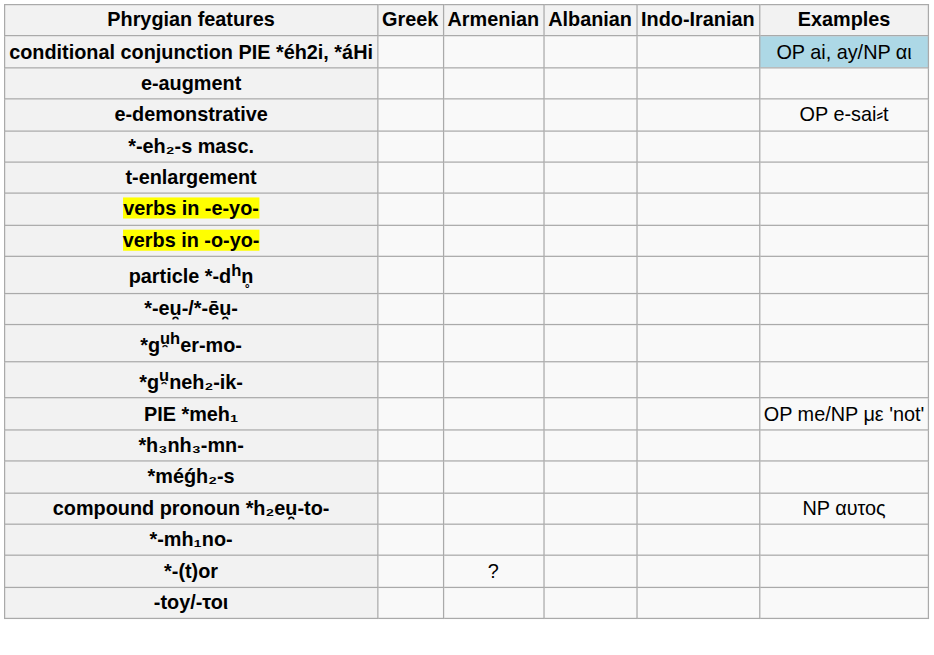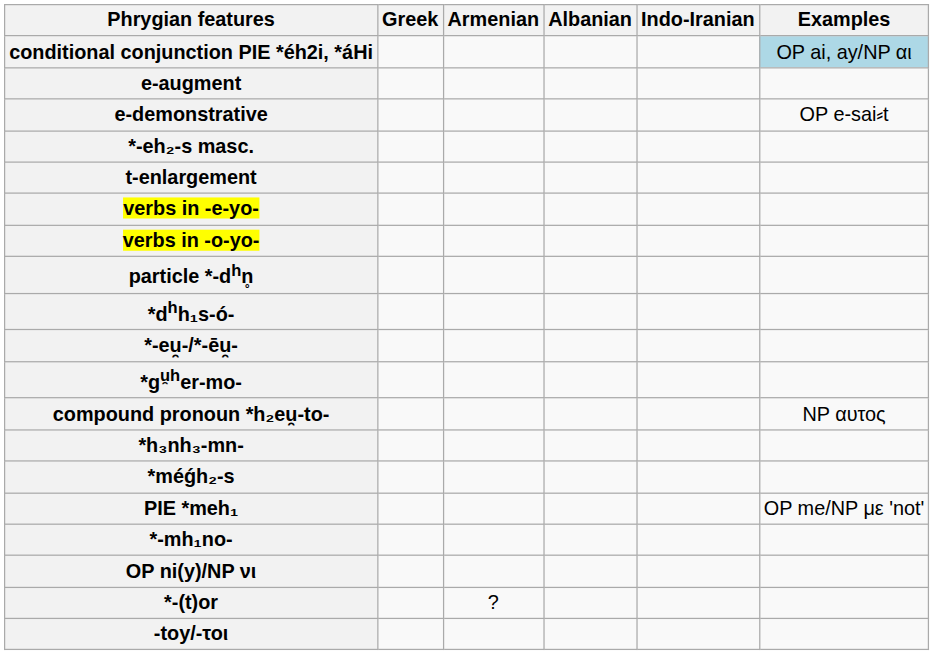+ row: (191, 311)
- row: (191, 379)
rows swapped: (191, 508) <-> (191, 413)
+ row: (191, 571)
